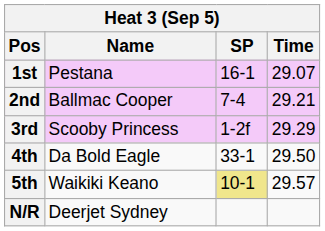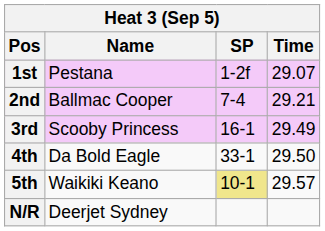(238, 73) 16-1 -> (235, 73) 1-2f
(235, 128) 1-2f -> (238, 128) 16-1
(294, 128) 29.29 -> (294, 128) 29.49
